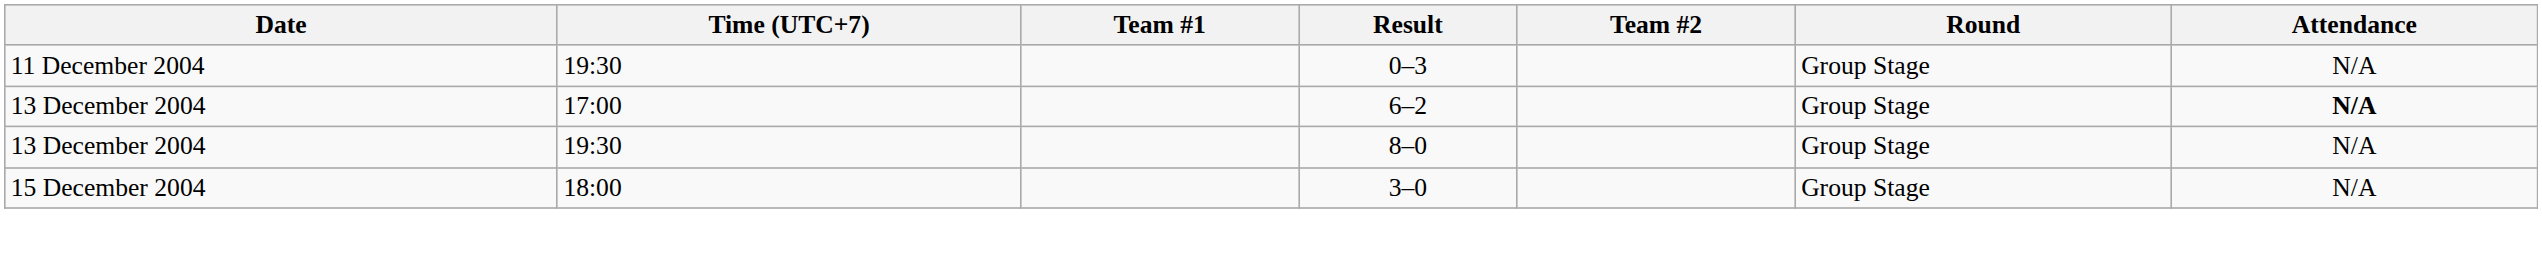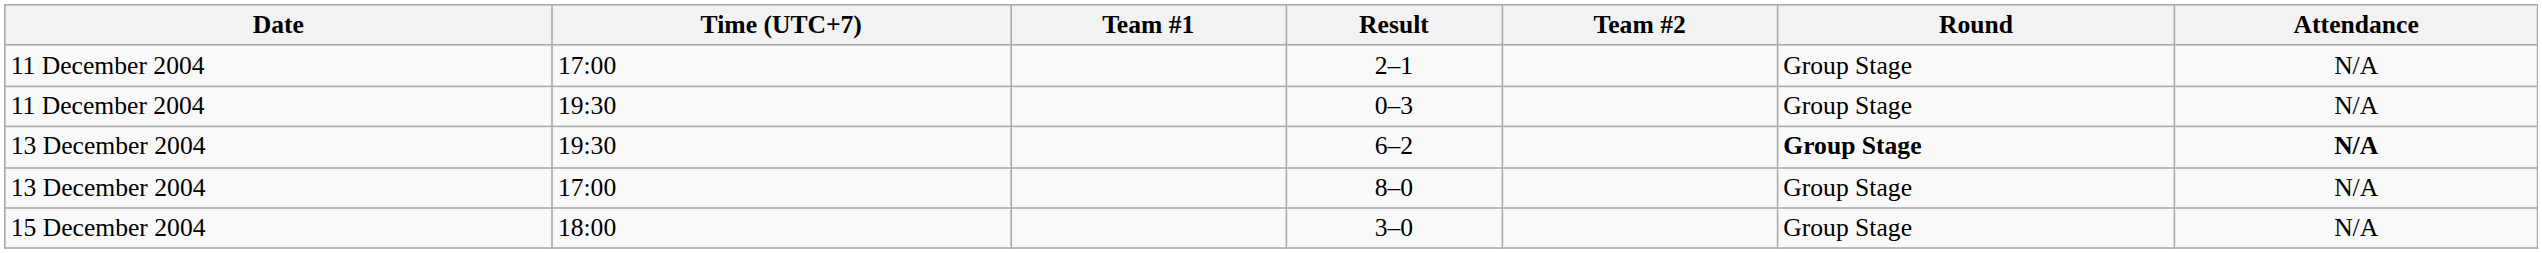+ row: (1394, 65)
(593, 106) 17:00 -> (587, 146) 19:30
(1865, 106) normal -> (1852, 146) bold
(593, 146) 19:30 -> (587, 187) 17:00
